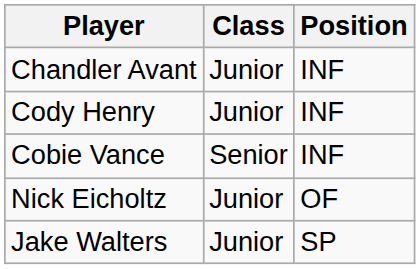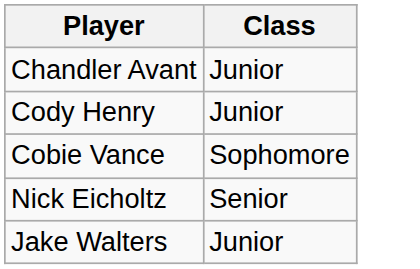- column: (354, 26)
(248, 155) Senior -> (279, 155) Sophomore
(246, 198) Junior -> (248, 198) Senior
